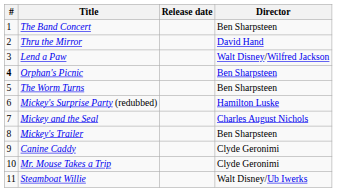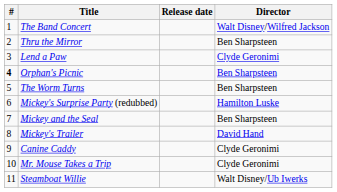(247, 27) Ben Sharpsteen -> (273, 27) Walt Disney/Wilfred Jackson
(240, 42) David Hand -> (247, 42) Ben Sharpsteen
(273, 57) Walt Disney/Wilfred Jackson -> (248, 57) Clyde Geronimi
(263, 118) Charles August Nichols -> (247, 118) Ben Sharpsteen
(247, 133) Ben Sharpsteen -> (240, 133) David Hand
